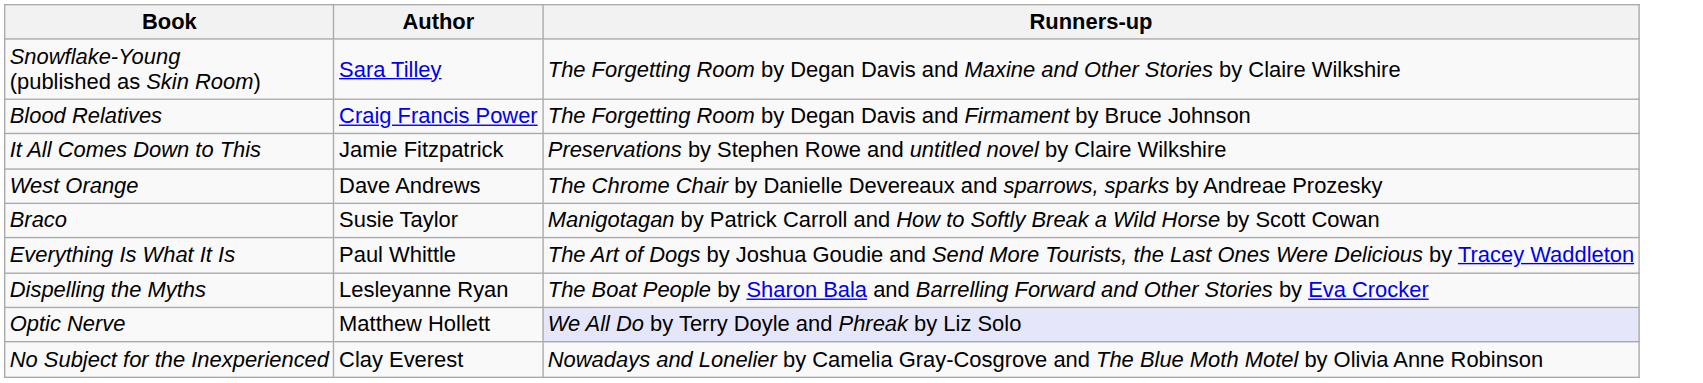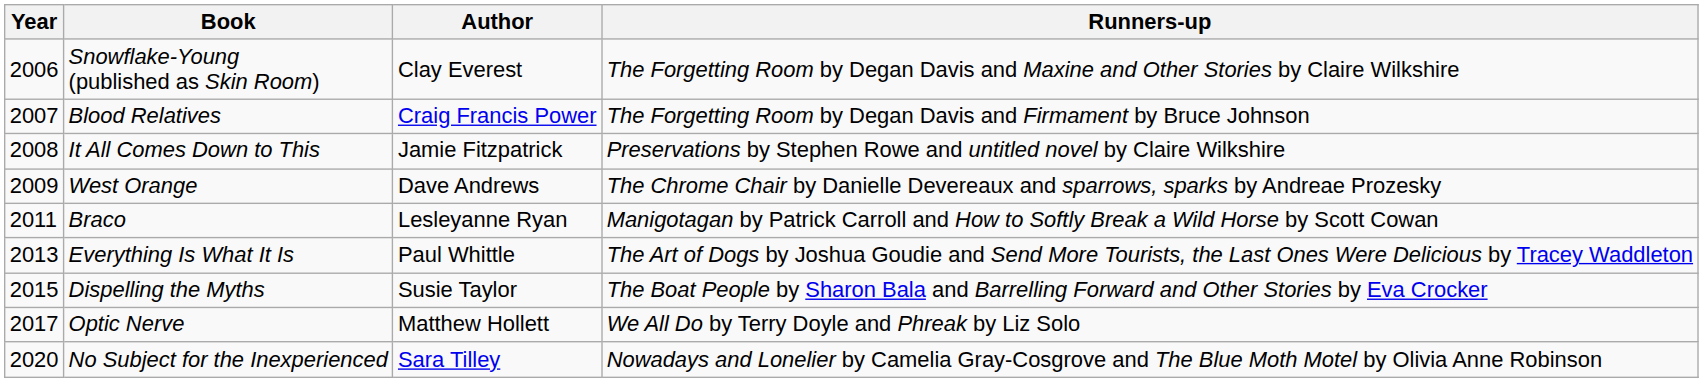+ column: (34, 21)
(390, 68) Sara Tilley -> (460, 68) Clay Everest
(399, 220) Susie Taylor -> (483, 220) Lesleyanne Ryan
(424, 289) Lesleyanne Ryan -> (457, 289) Susie Taylor
(785, 324) lavender background -> (843, 324) no background
(401, 359) Clay Everest -> (449, 359) Sara Tilley
